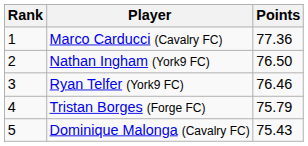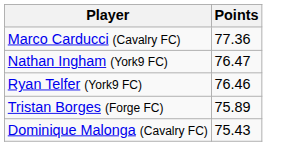- column: (25, 15)
(274, 61) 76.50 -> (232, 61) 76.47
(274, 107) 75.79 -> (232, 107) 75.89
